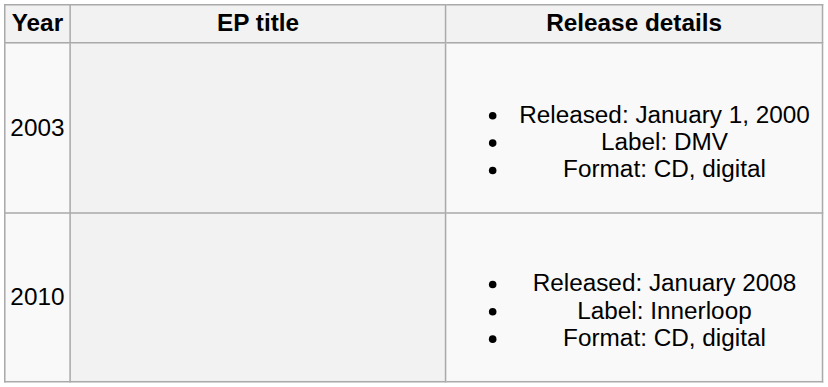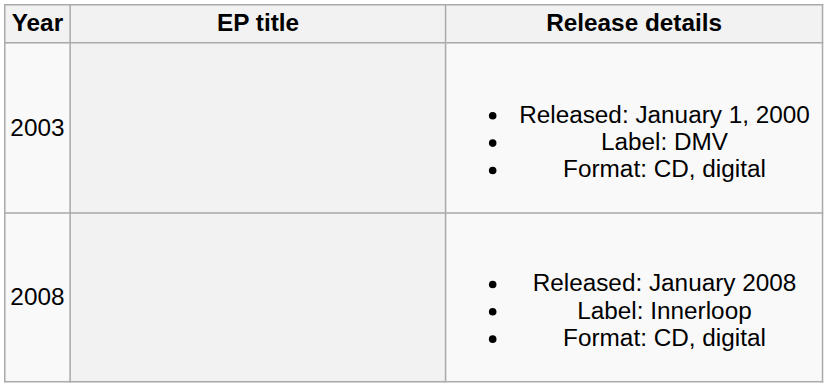(37, 297) 2010 -> (37, 297) 2008
